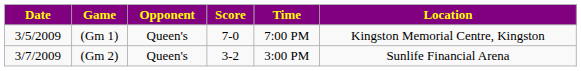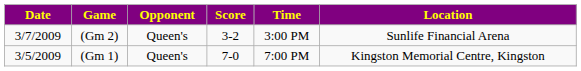rows swapped: (100, 35) <-> (100, 55)
